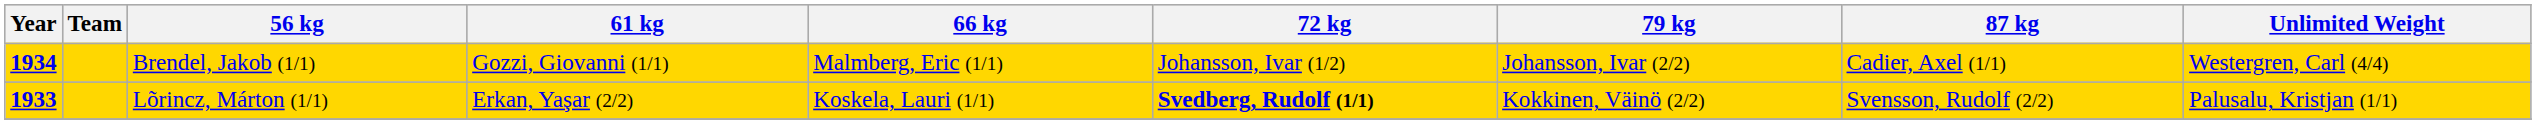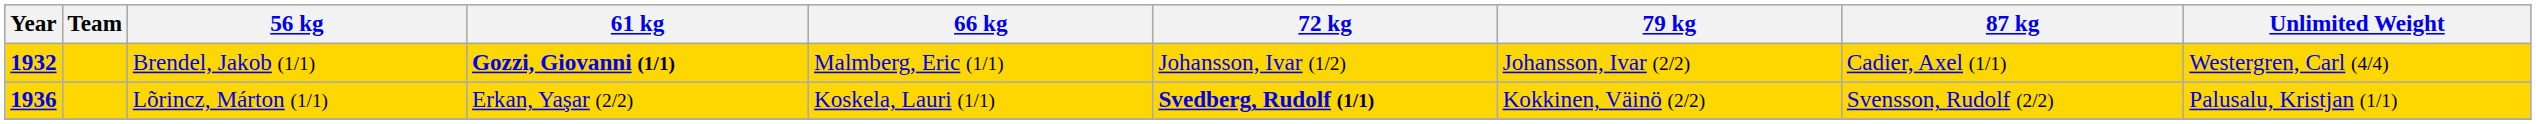(33, 62) 1934 -> (33, 62) 1932
(570, 62) normal -> (573, 62) bold
(33, 100) 1933 -> (33, 100) 1936
